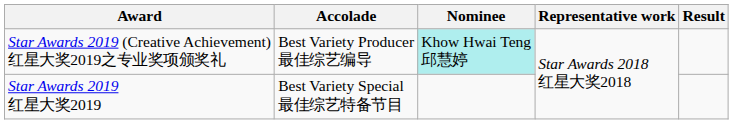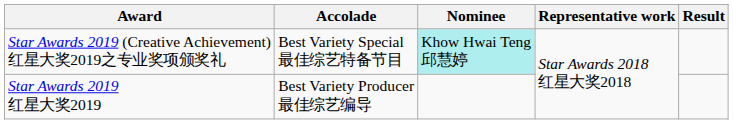(346, 50) Best Variety Producer 最佳综艺编导 -> (341, 50) Best Variety Special 最佳综艺特备节目
(341, 95) Best Variety Special 最佳综艺特备节目 -> (346, 95) Best Variety Producer 最佳综艺编导
